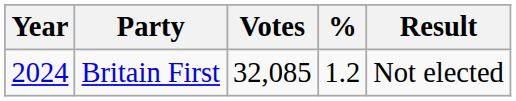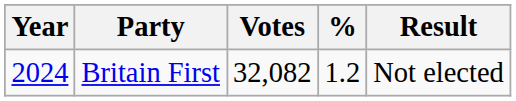(272, 72) 32,085 -> (272, 72) 32,082
